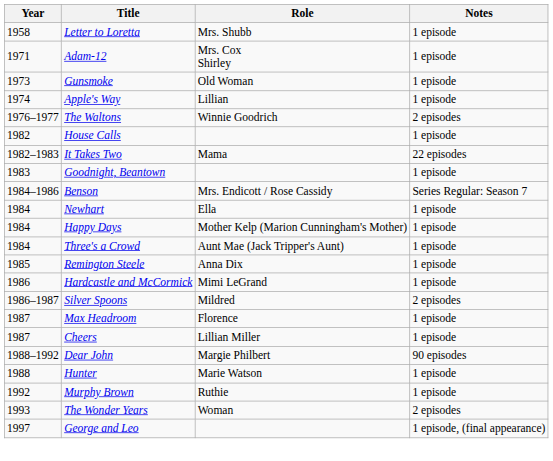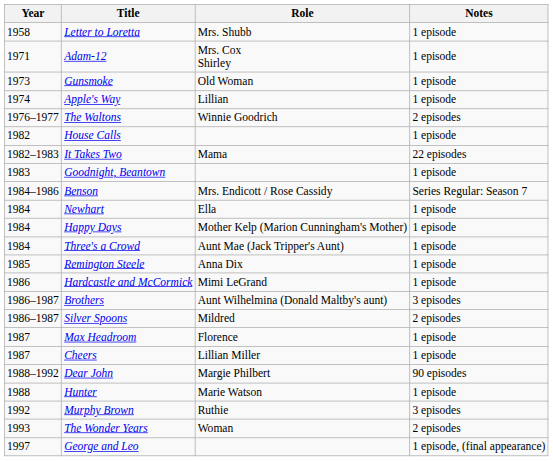+ row: (84, 300)
(434, 391) 1 episode -> (437, 410) 3 episodes
